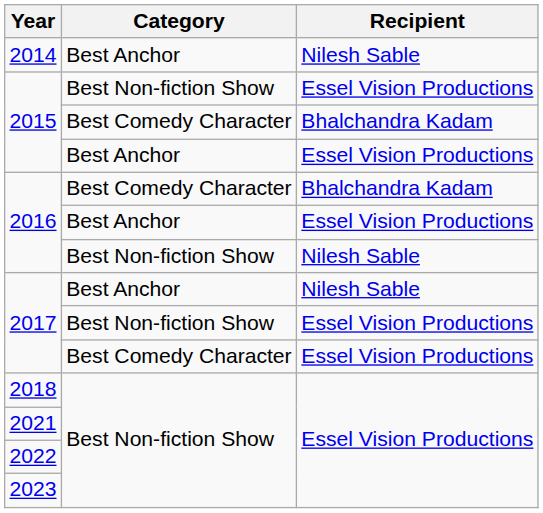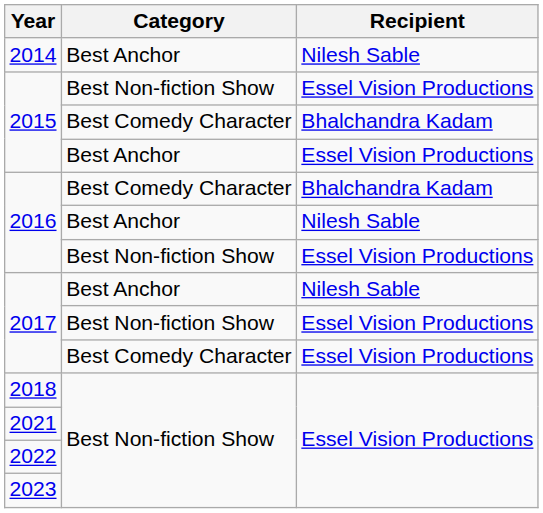(417, 222) Essel Vision Productions -> (361, 222) Nilesh Sable
(361, 255) Nilesh Sable -> (417, 255) Essel Vision Productions
